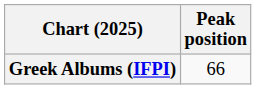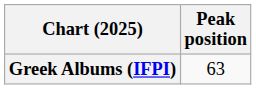(216, 68) 66 -> (216, 68) 63
